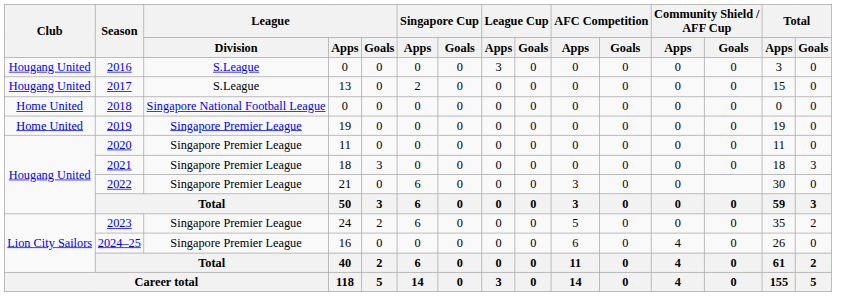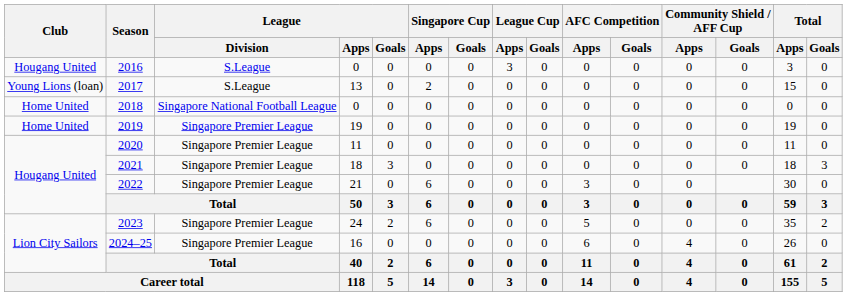(50, 86) Hougang United -> (55, 86) Young Lions (loan)
